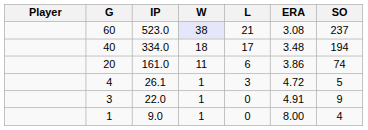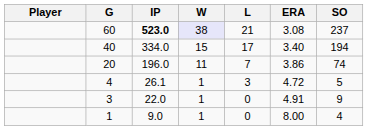(155, 30) normal -> (155, 30) bold
(201, 47) 18 -> (201, 47) 15
(294, 47) 3.48 -> (294, 47) 3.40
(155, 64) 161.0 -> (155, 64) 196.0
(247, 64) 6 -> (247, 64) 7
